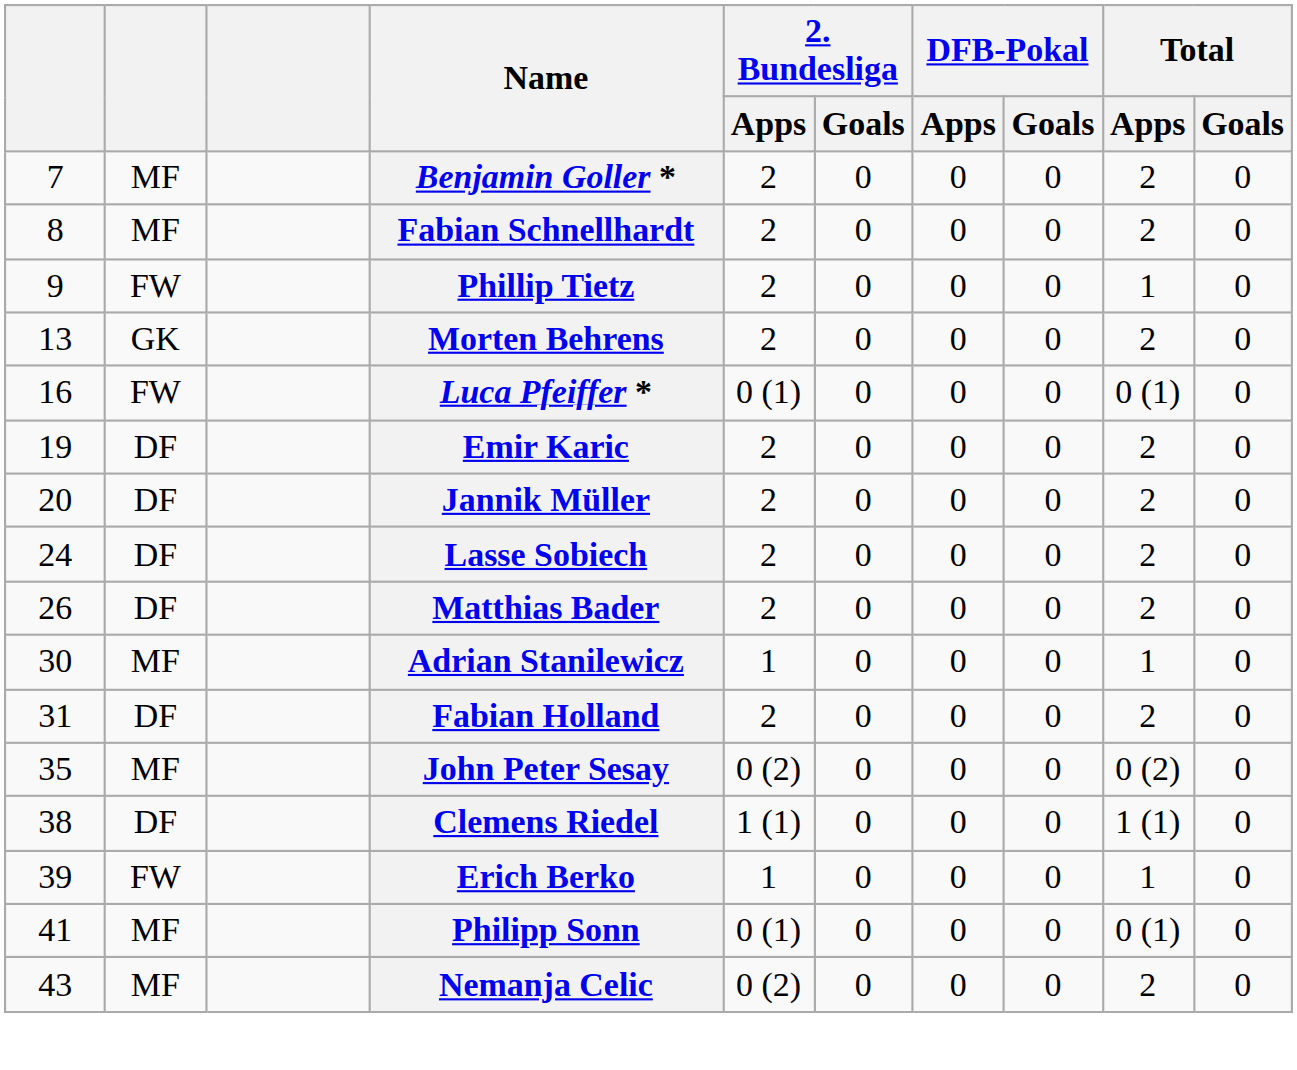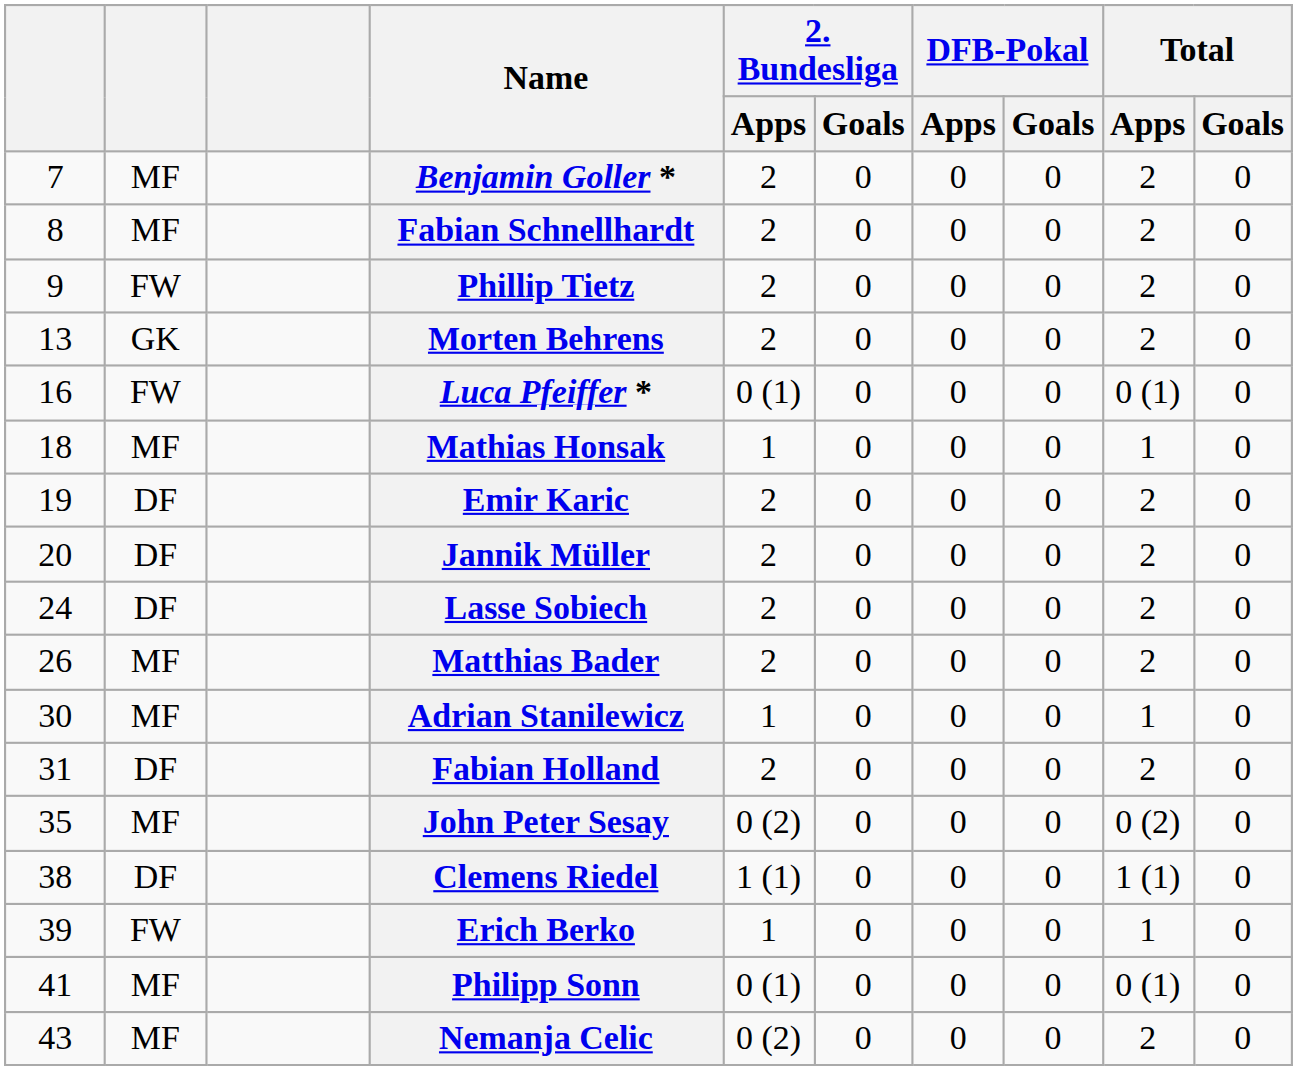(1148, 284) 1 -> (1148, 284) 2
+ row: (546, 446)
(155, 607) DF -> (155, 661) MF
